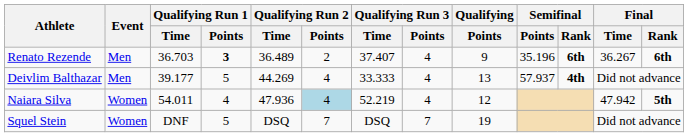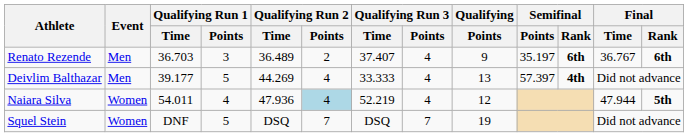(226, 57) bold -> (226, 57) normal
(537, 57) 35.196 -> (537, 57) 35.197
(618, 57) 36.267 -> (618, 57) 36.767
(537, 78) 57.937 -> (537, 78) 57.397
(618, 100) 47.942 -> (618, 100) 47.944
